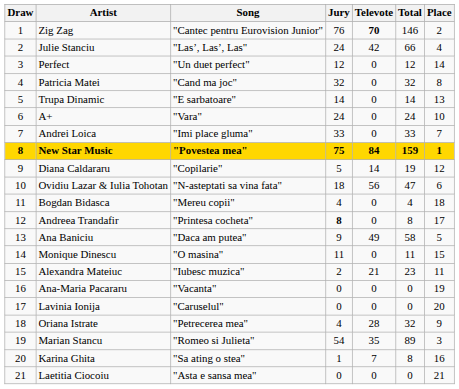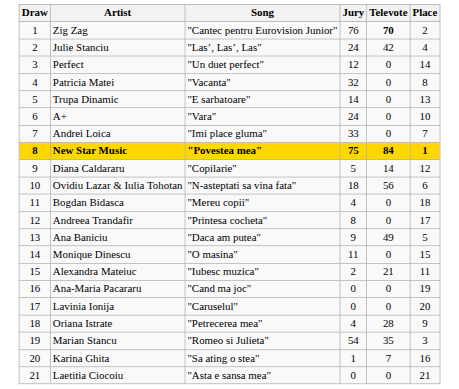- column: (410, 13)
(205, 82) "Cand ma joc" -> (209, 82) "Vacanta"
(339, 220) bold -> (353, 220) normal
(195, 289) "Vacanta" -> (219, 289) "Cand ma joc"
